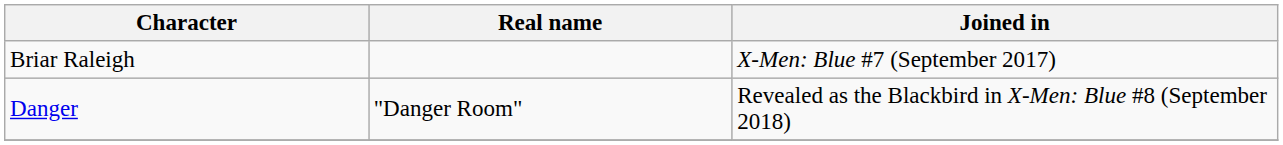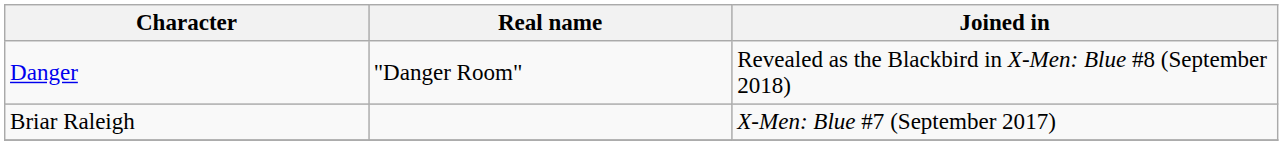rows swapped: (44, 108) <-> (72, 59)
